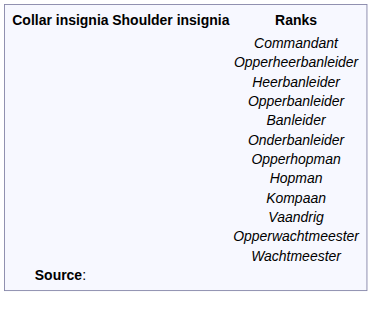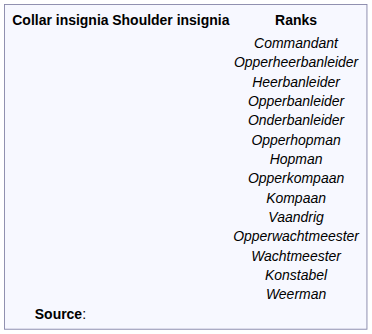- row: (60, 120)
+ row: (60, 178)
+ row: (60, 275)
+ row: (60, 294)
